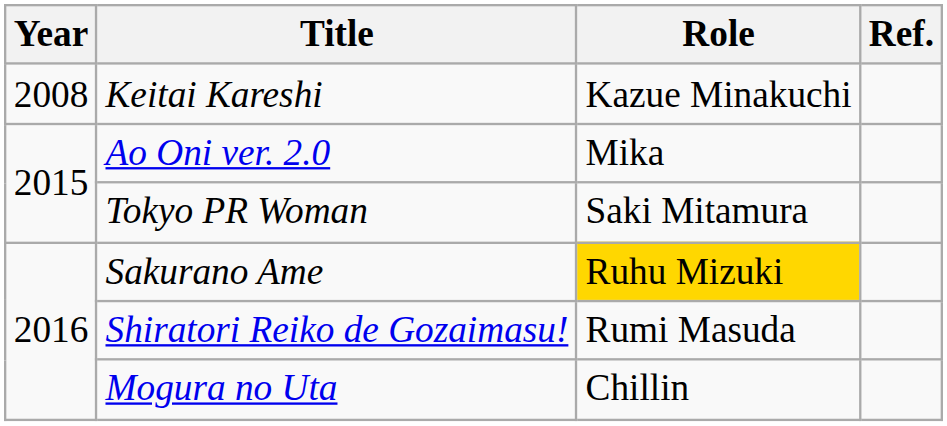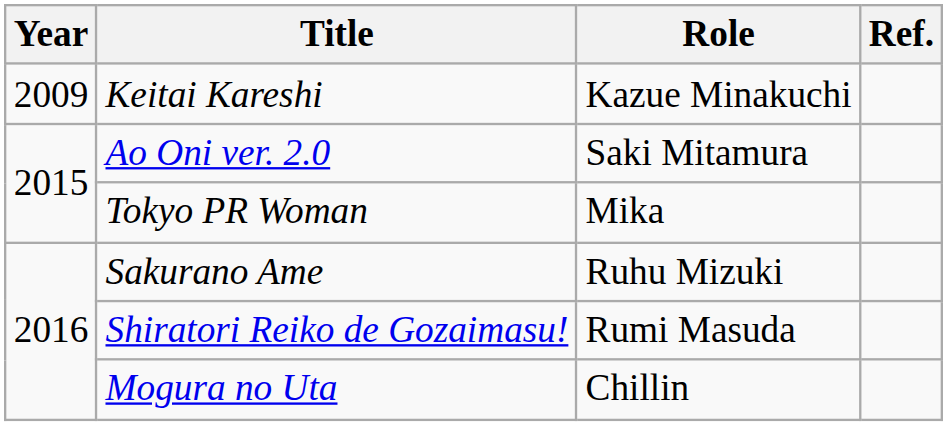(51, 93) 2008 -> (51, 93) 2009
(625, 152) Mika -> (697, 152) Saki Mitamura
(697, 211) Saki Mitamura -> (625, 211) Mika
(684, 270) gold background -> (684, 270) no background
